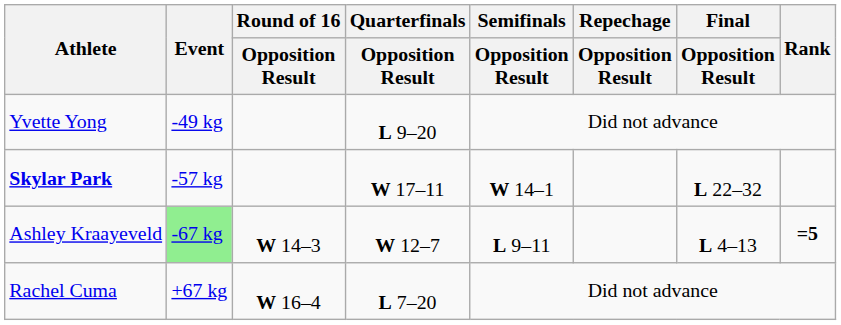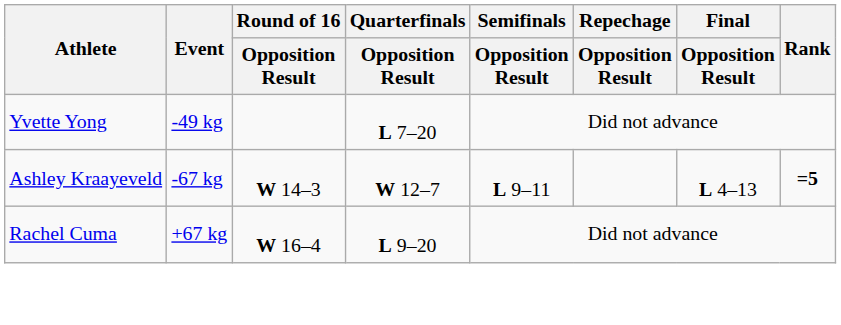(408, 133) L 9–20 -> (408, 133) L 7–20
- row: (61, 178)
(197, 234) lightgreen background -> (197, 178) no background
(408, 302) L 7–20 -> (408, 246) L 9–20
